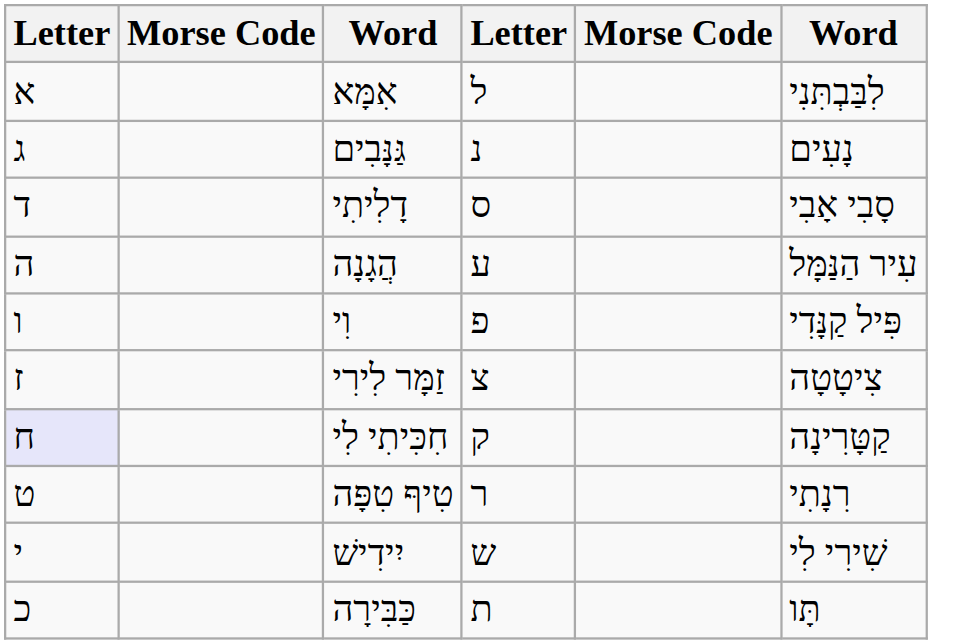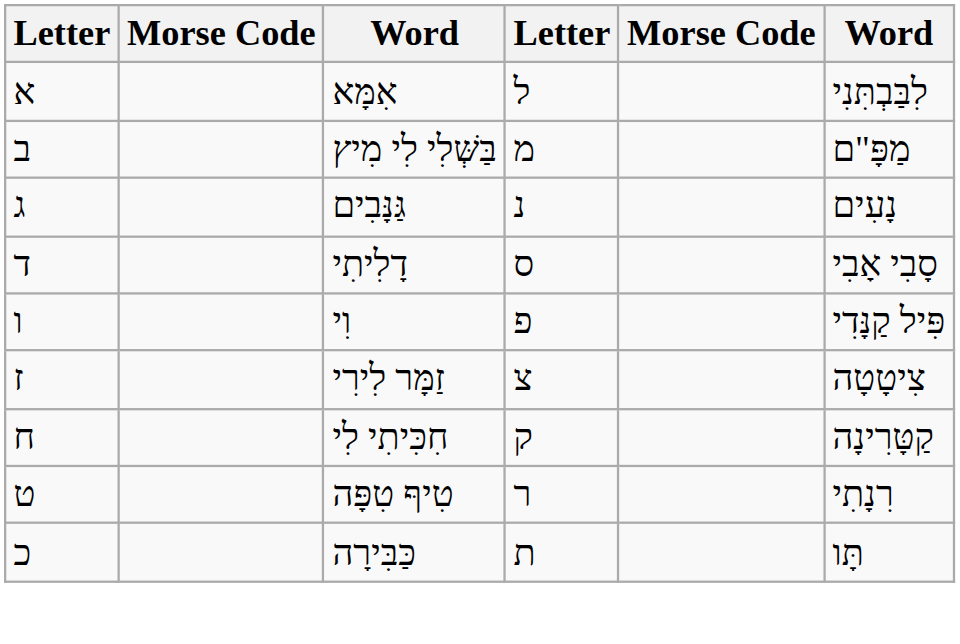+ row: (415, 148)
- row: (365, 263)
(24, 436) lavender background -> (24, 436) no background
- row: (368, 551)
